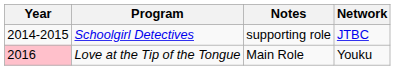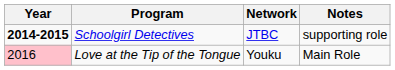columns swapped: (362, 14) <-> (289, 14)
(38, 34) normal -> (38, 34) bold
